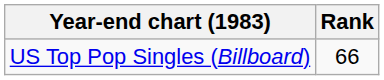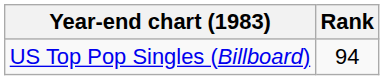(347, 56) 66 -> (347, 56) 94
